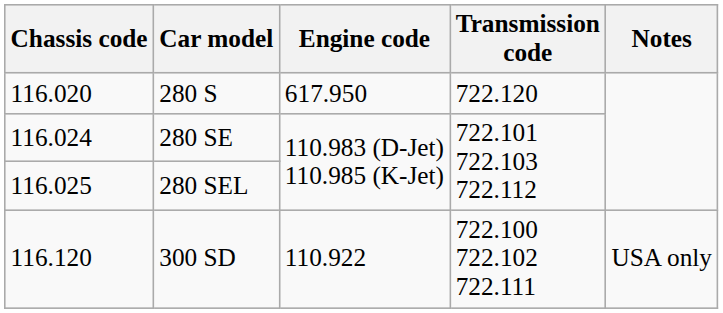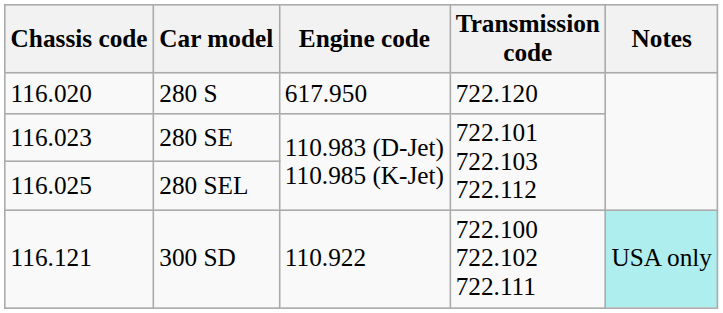(51, 137) 116.024 -> (51, 137) 116.023
(51, 258) 116.120 -> (51, 258) 116.121
(662, 258) no background -> (662, 258) paleturquoise background
